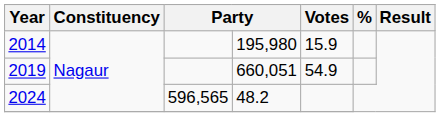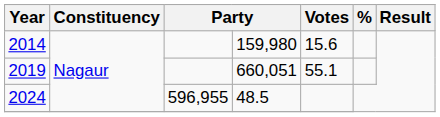(267, 44) 195,980 -> (267, 44) 159,980
(321, 44) 15.9 -> (321, 44) 15.6
(321, 71) 54.9 -> (321, 71) 55.1
(198, 97) 596,565 -> (198, 97) 596,955
(252, 97) 48.2 -> (252, 97) 48.5
